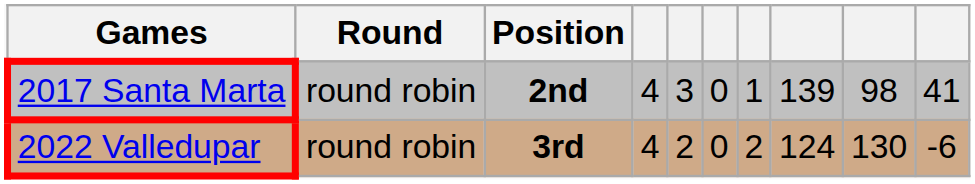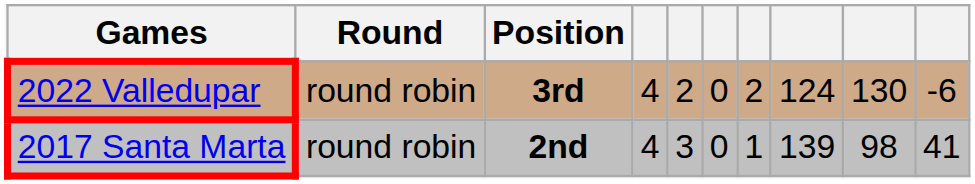rows swapped: (152, 90) <-> (139, 148)
